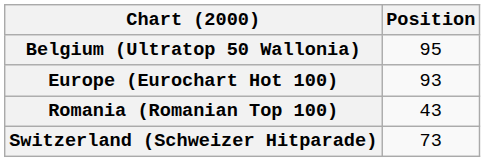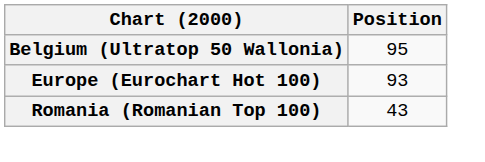- row: (193, 141)
